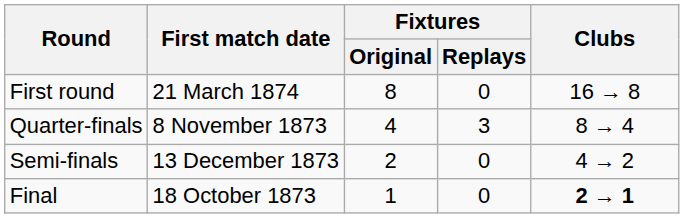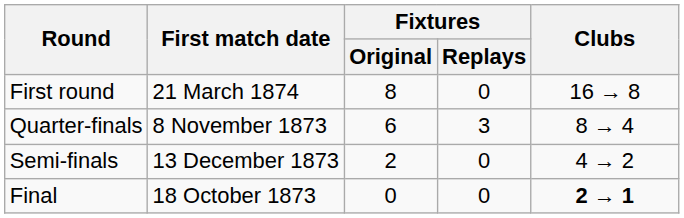(391, 126) 4 -> (391, 126) 6
(391, 195) 1 -> (391, 195) 0
